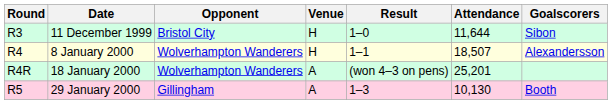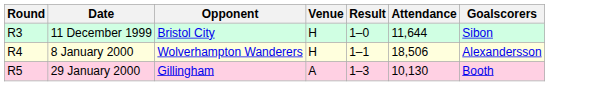(472, 52) 18,507 -> (410, 52) 18,506
- row: (95, 71)
